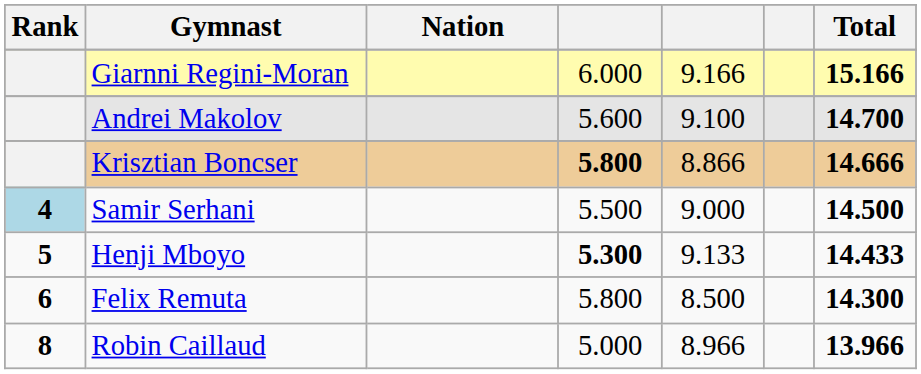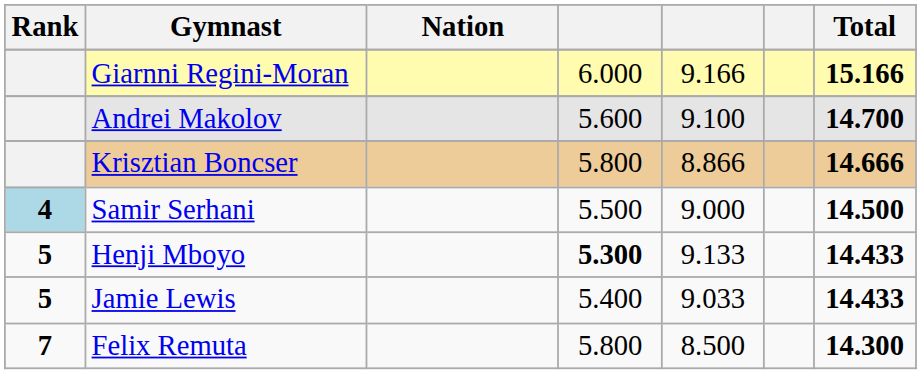(610, 163) bold -> (610, 163) normal
+ row: (164, 299)
(45, 299) 6 -> (45, 345) 7
- row: (179, 345)
